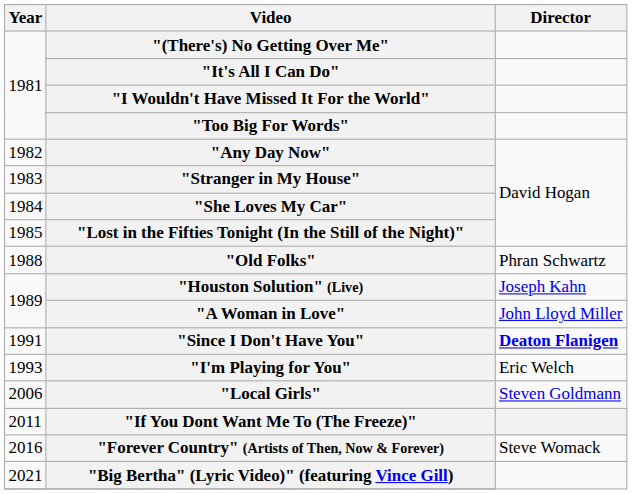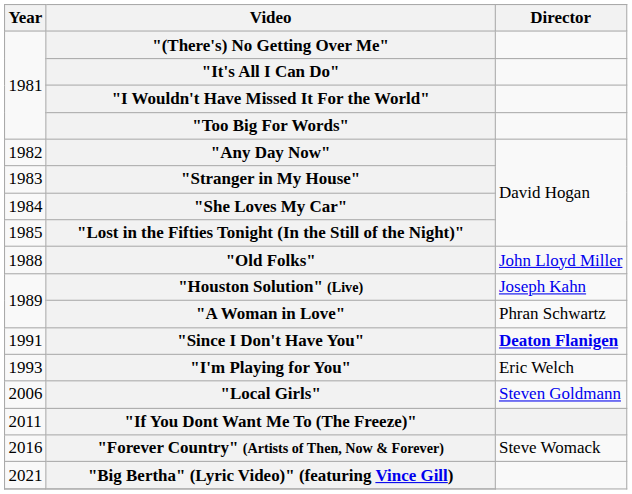(552, 260) Phran Schwartz -> (561, 260) John Lloyd Miller
(561, 313) John Lloyd Miller -> (552, 313) Phran Schwartz
